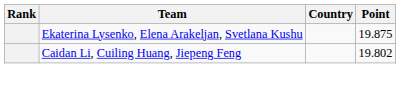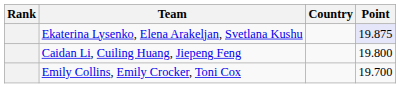(376, 33) no background -> (376, 33) lavender background
(376, 53) 19.802 -> (376, 53) 19.800
+ row: (141, 72)
